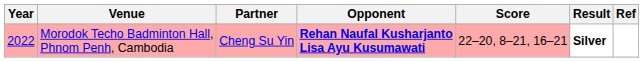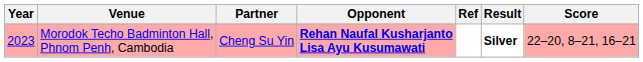columns swapped: (513, 14) <-> (626, 14)
(21, 41) 2022 -> (21, 41) 2023
